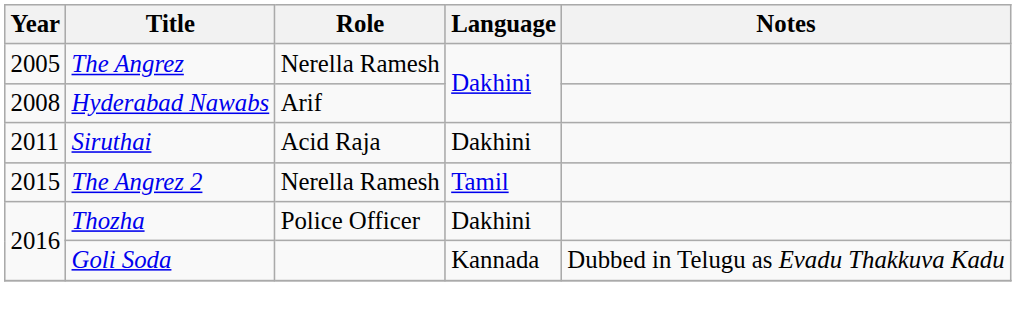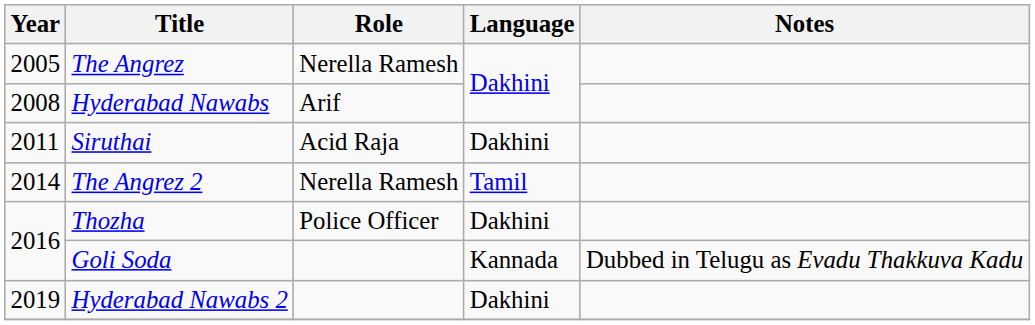(35, 181) 2015 -> (35, 181) 2014
+ row: (180, 299)
